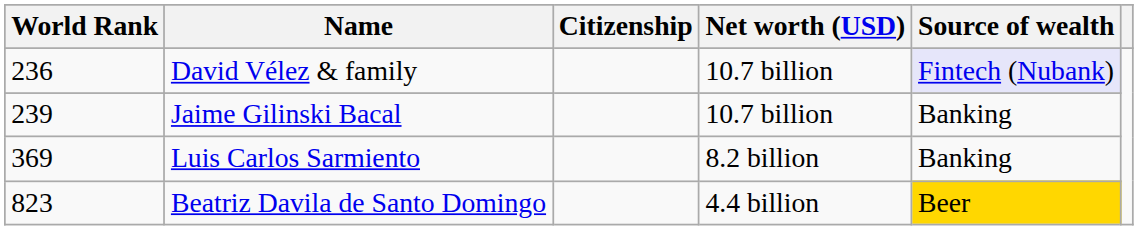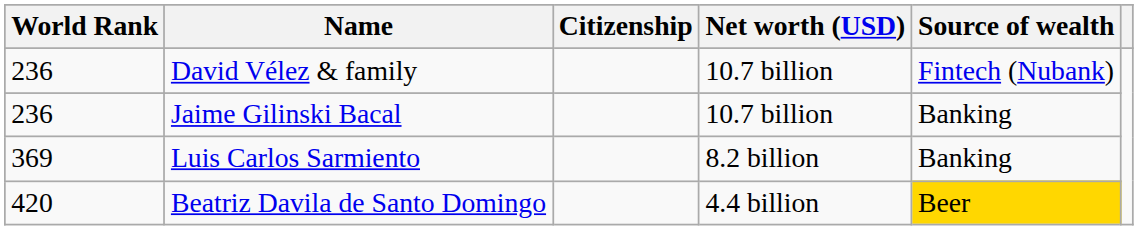(1016, 70) lavender background -> (1016, 70) no background
(32, 114) 239 -> (32, 114) 236
(32, 202) 823 -> (32, 202) 420
